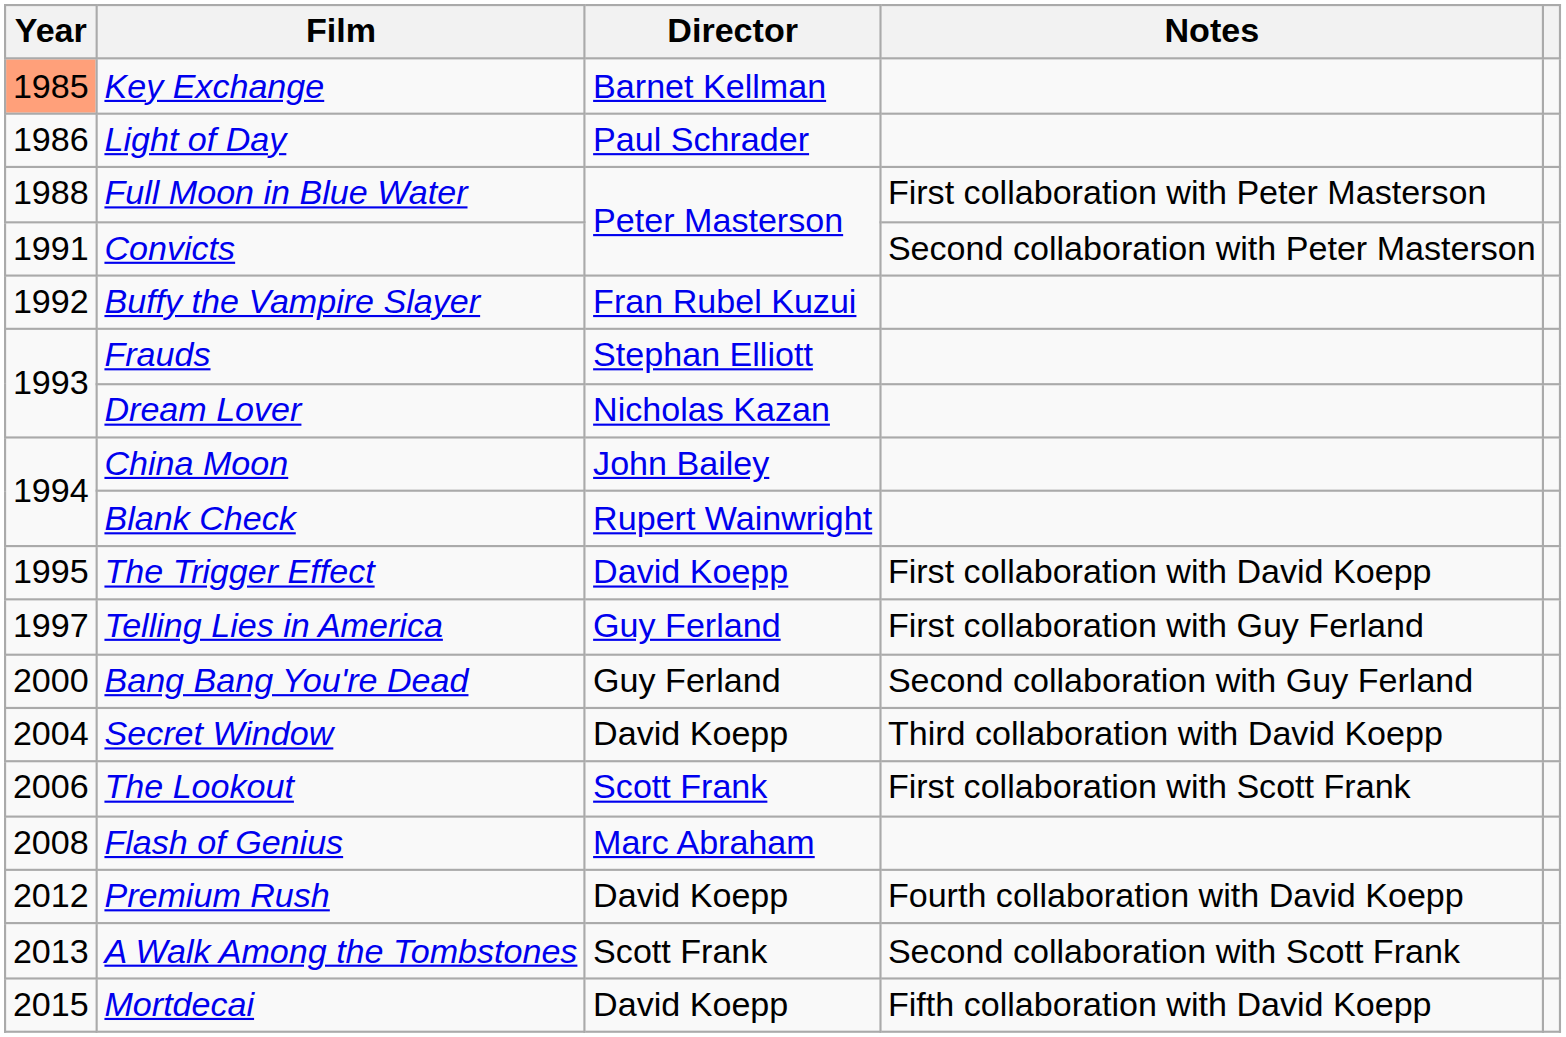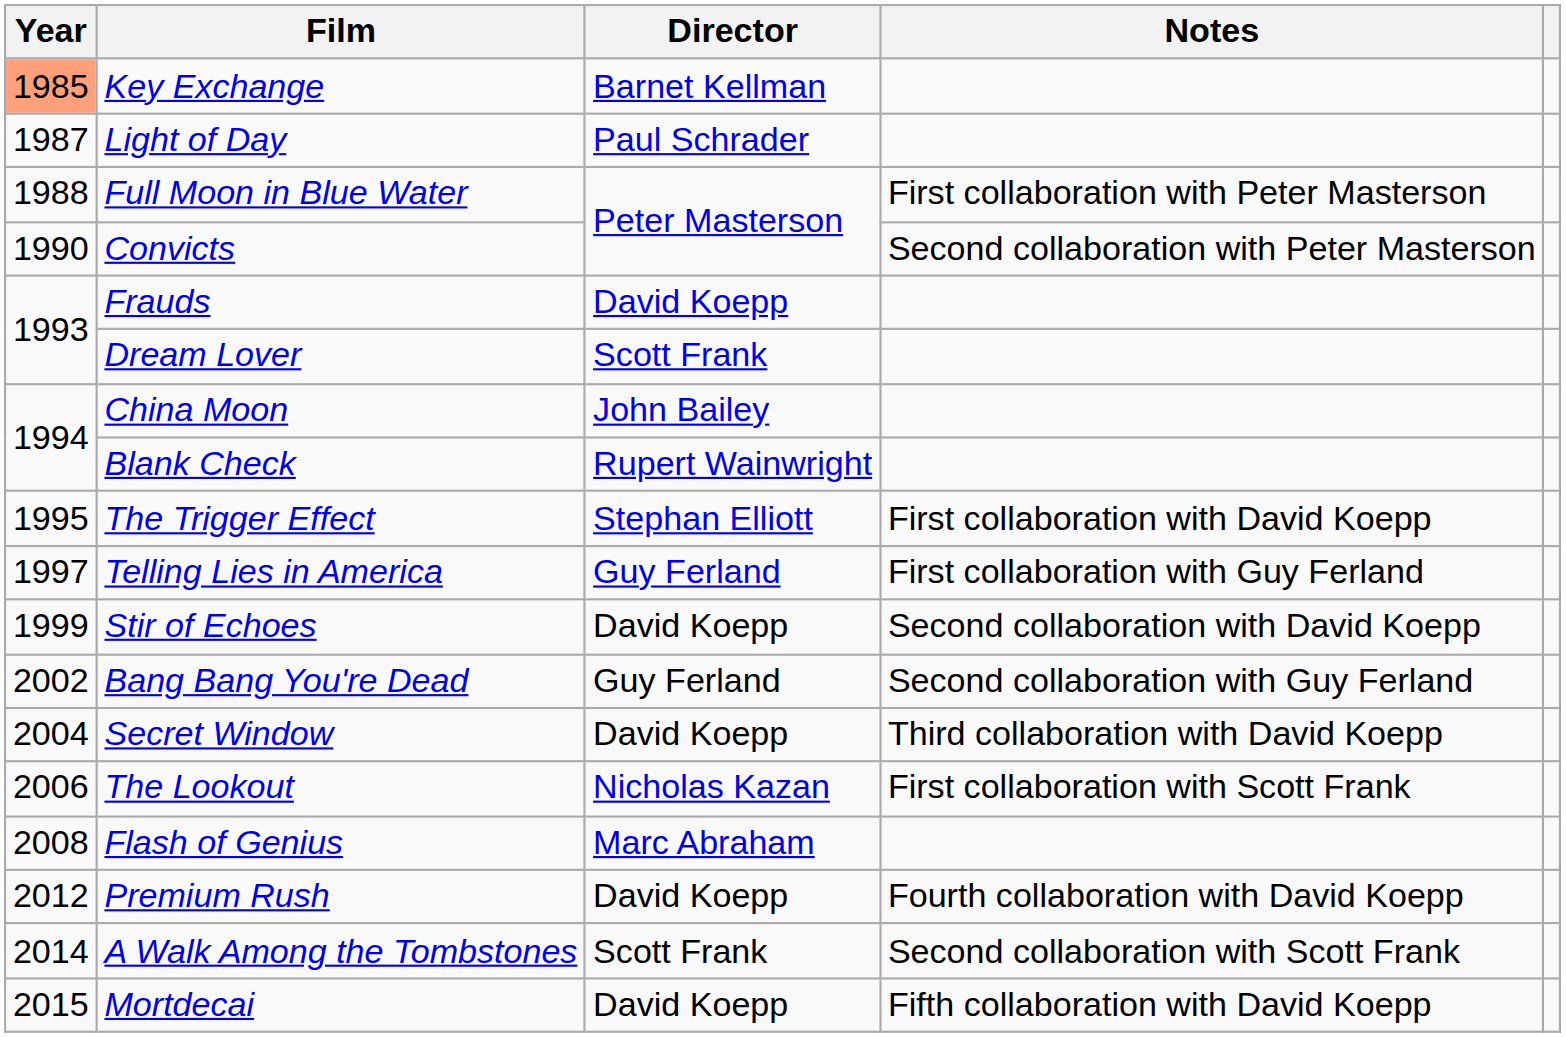(51, 139) 1986 -> (51, 139) 1987
(51, 247) 1991 -> (51, 247) 1990
- row: (292, 301)
(703, 355) Stephan Elliott -> (691, 301) David Koepp
(712, 409) Nicholas Kazan -> (680, 355) Scott Frank
(691, 572) David Koepp -> (703, 517) Stephan Elliott
+ row: (211, 626)
(51, 680) 2000 -> (51, 680) 2002
(680, 788) Scott Frank -> (712, 788) Nicholas Kazan
(51, 950) 2013 -> (51, 950) 2014
